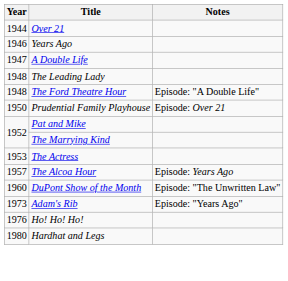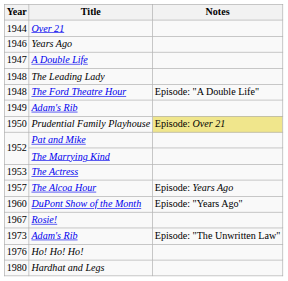+ row: (17, 108)
(190, 108) no background -> (190, 124) khaki background
(218, 188) Episode: "The Unwritten Law" -> (199, 204) Episode: "Years Ago"
+ row: (17, 220)
(199, 204) Episode: "Years Ago" -> (218, 236) Episode: "The Unwritten Law"
